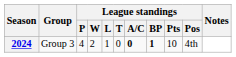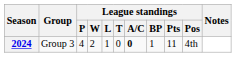(152, 44) bold -> (152, 44) normal
(172, 44) 10 -> (172, 44) 11
